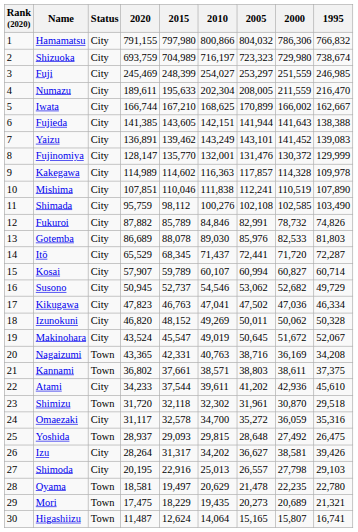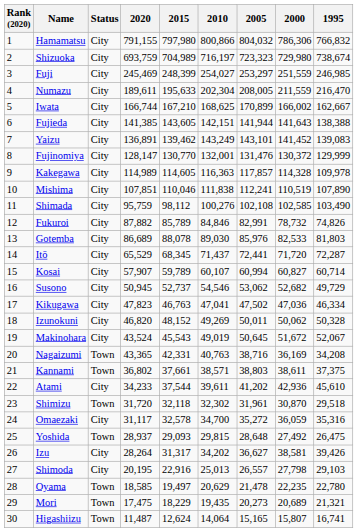(179, 156) 135,770 -> (179, 156) 130,770
(179, 172) 114,602 -> (179, 172) 114,605
(176, 337) 45,547 -> (176, 337) 45,543
(138, 486) 18,581 -> (138, 486) 18,585
